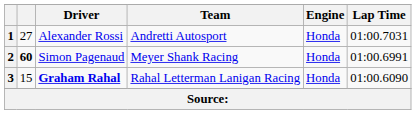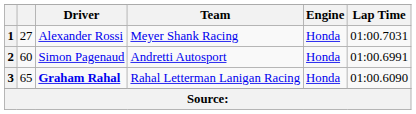(178, 36) Andretti Autosport -> (184, 36) Meyer Shank Racing
(26, 57) bold -> (26, 57) normal
(184, 57) Meyer Shank Racing -> (178, 57) Andretti Autosport
(26, 78) 15 -> (26, 78) 65
